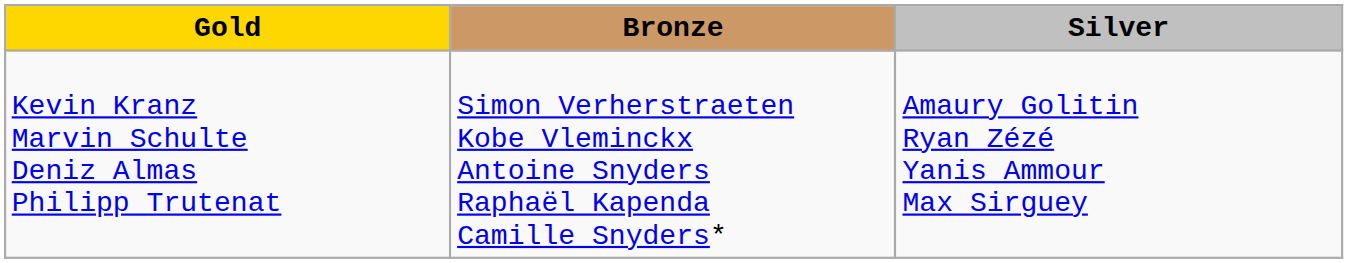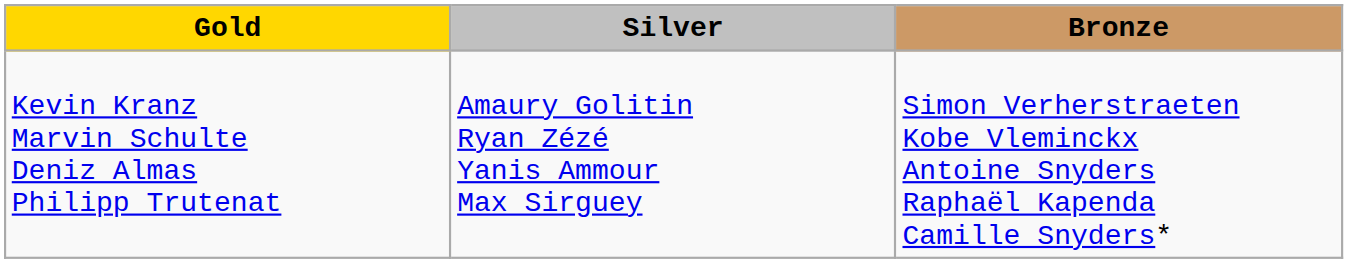columns swapped: (1118, 28) <-> (673, 28)
